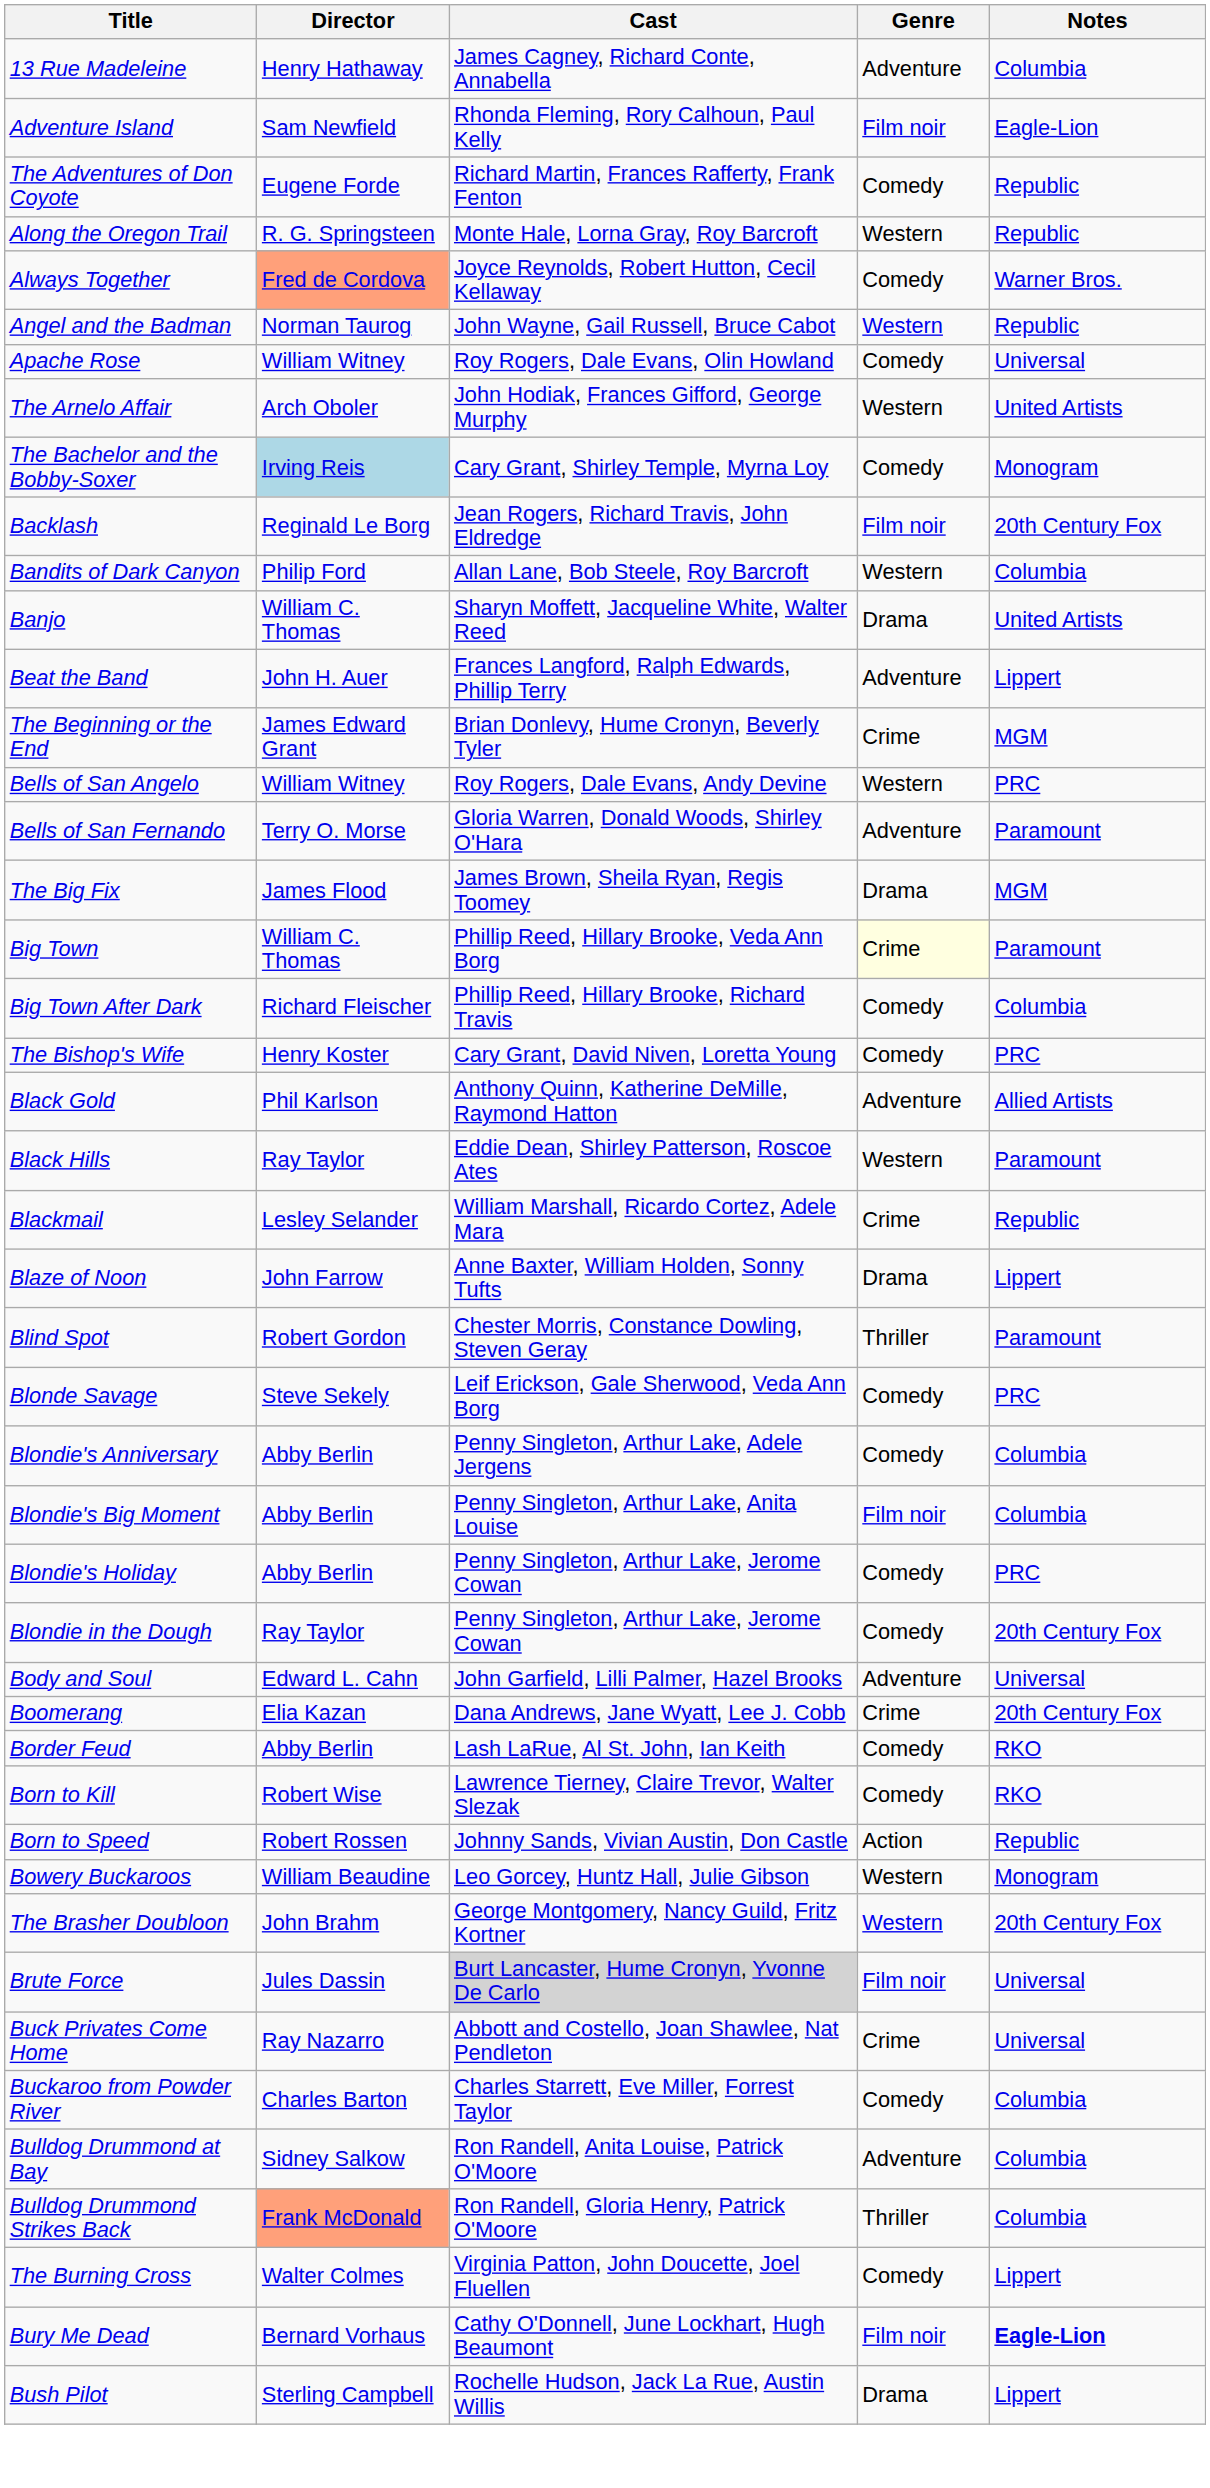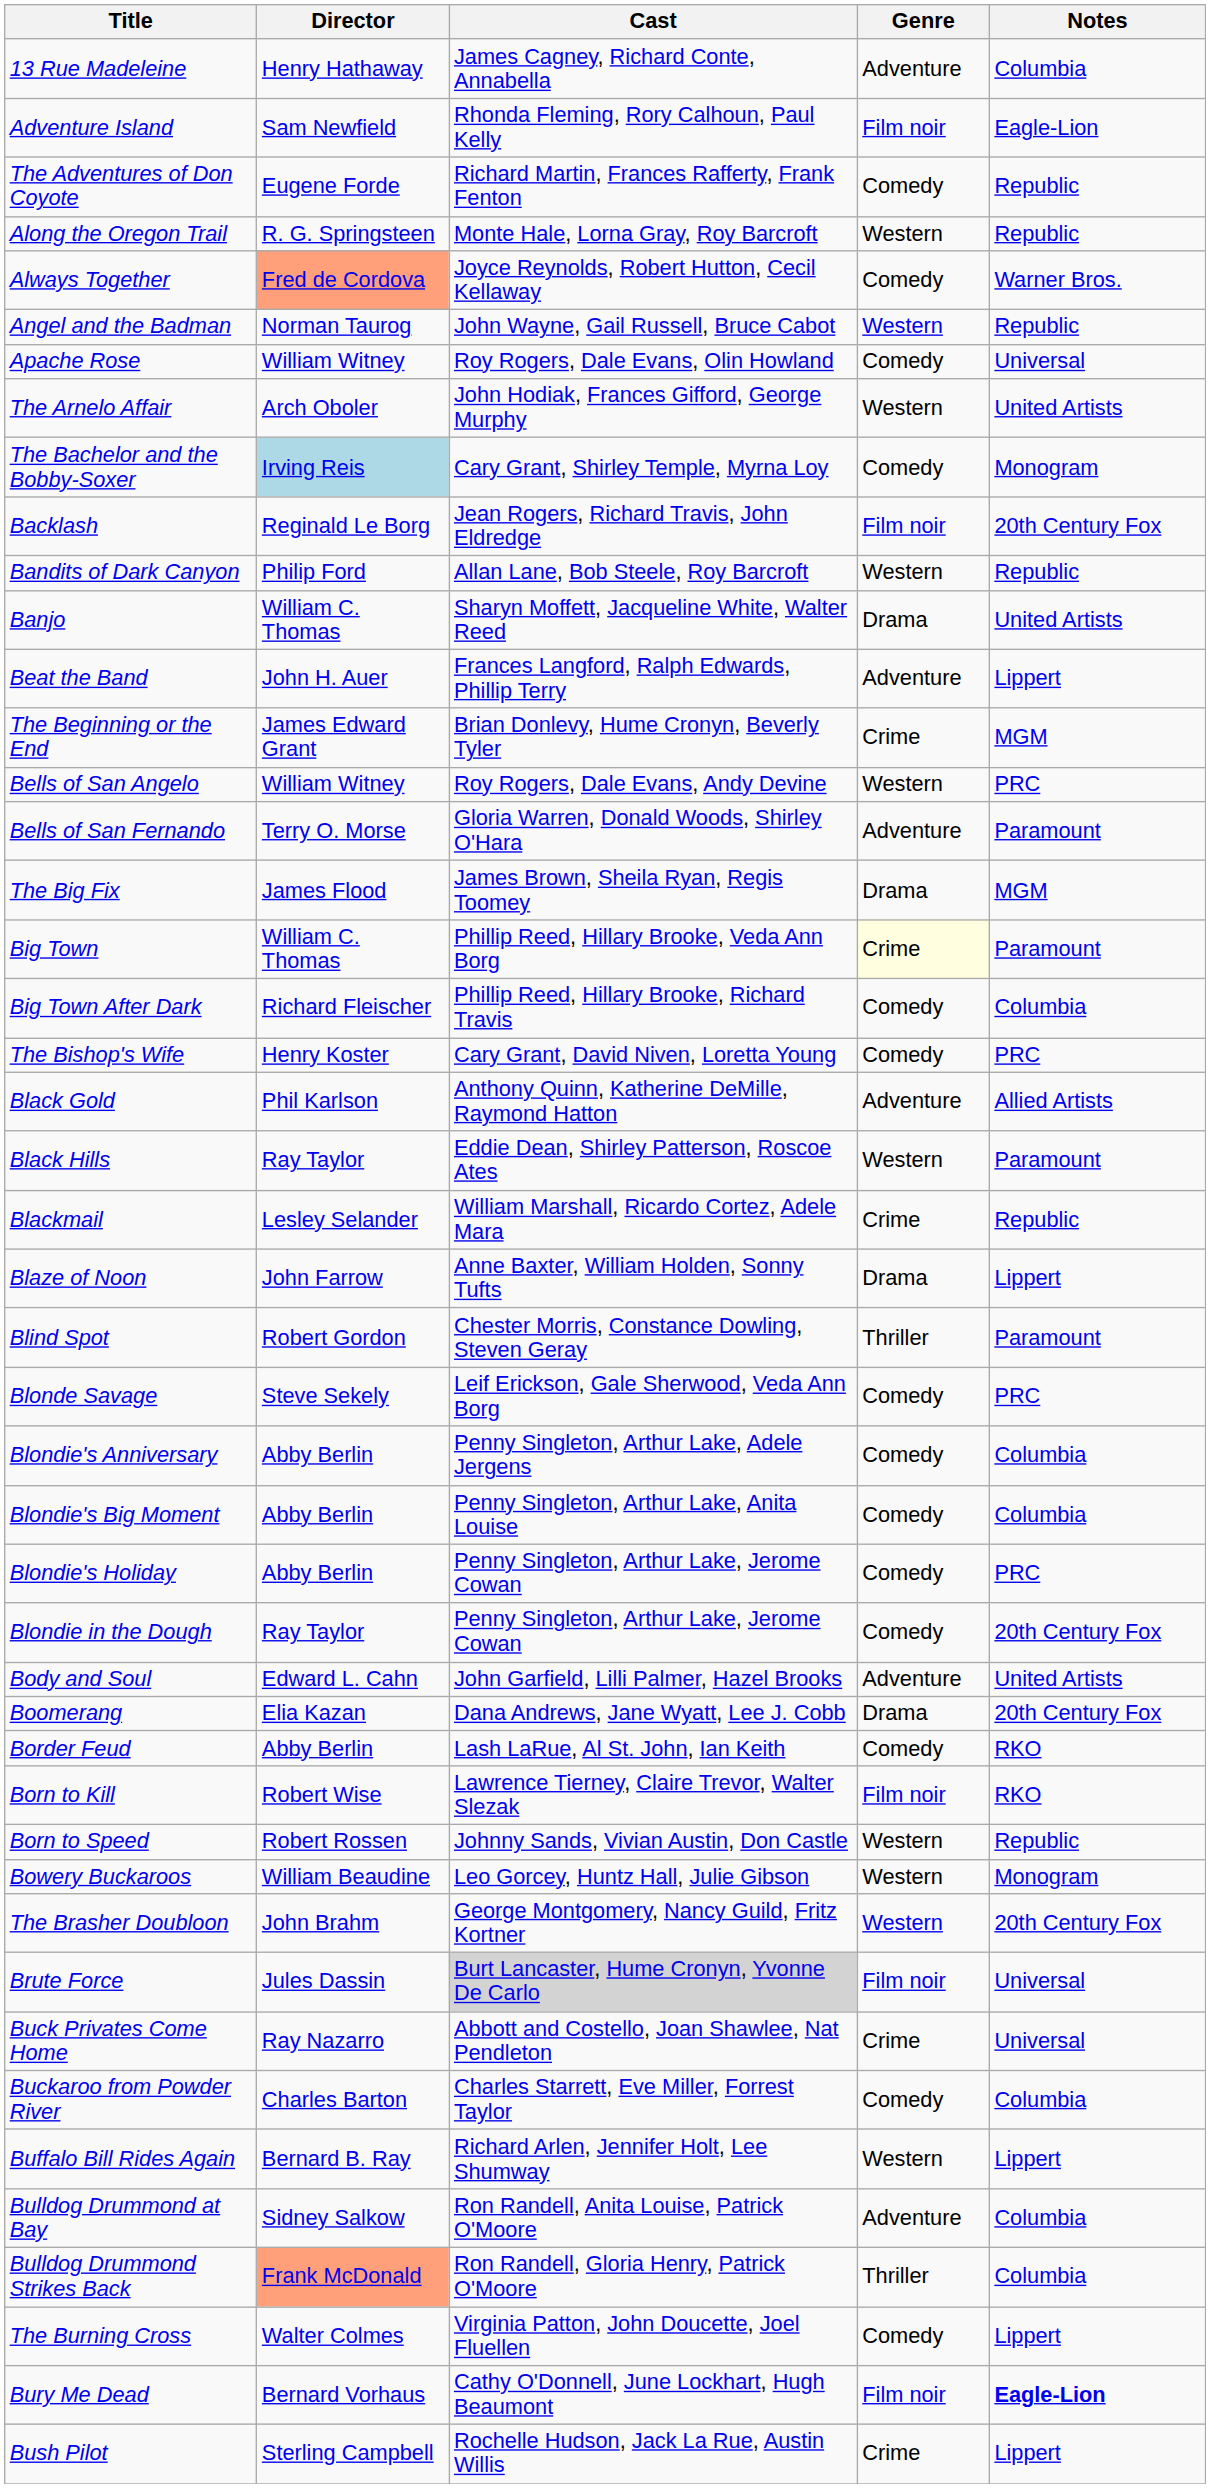(1040, 572) Columbia -> (1037, 572) Republic
(904, 1514) Film noir -> (903, 1514) Comedy
(1040, 1679) Universal -> (1058, 1679) United Artists
(891, 1713) Crime -> (895, 1713) Drama
(903, 1794) Comedy -> (904, 1794) Film noir
(893, 1841) Action -> (903, 1841) Western
+ row: (122, 2158)
(895, 2394) Drama -> (891, 2453) Crime
